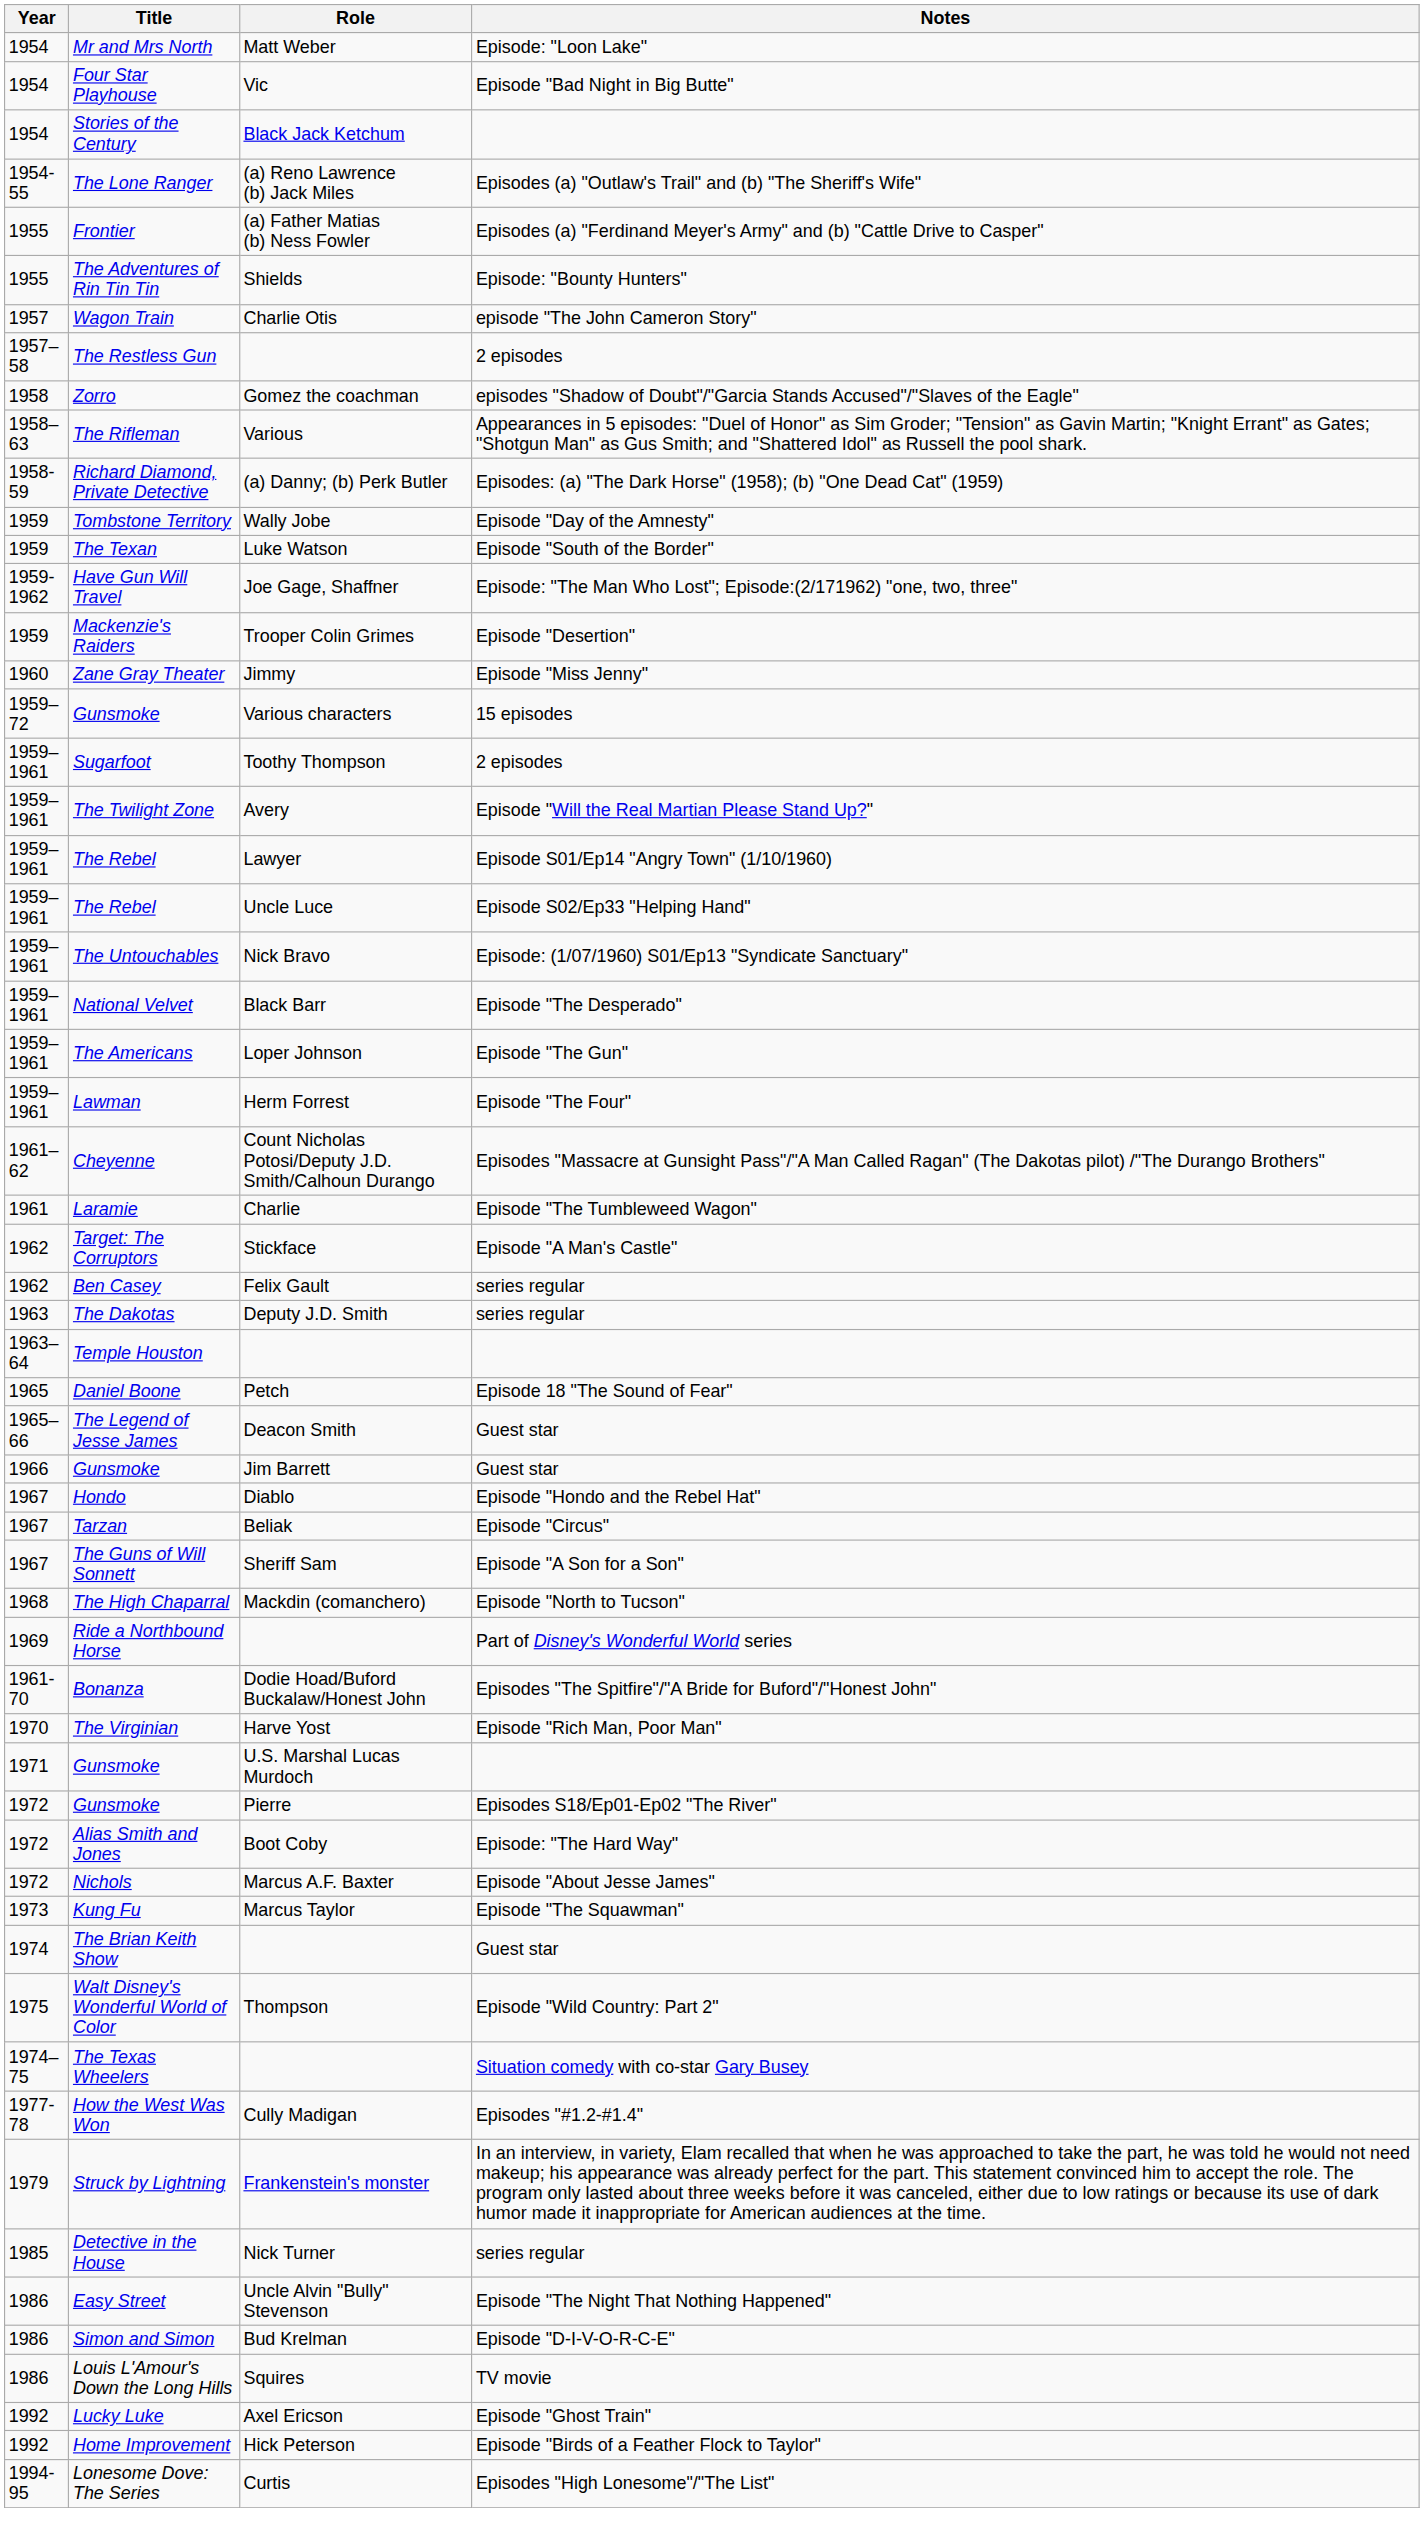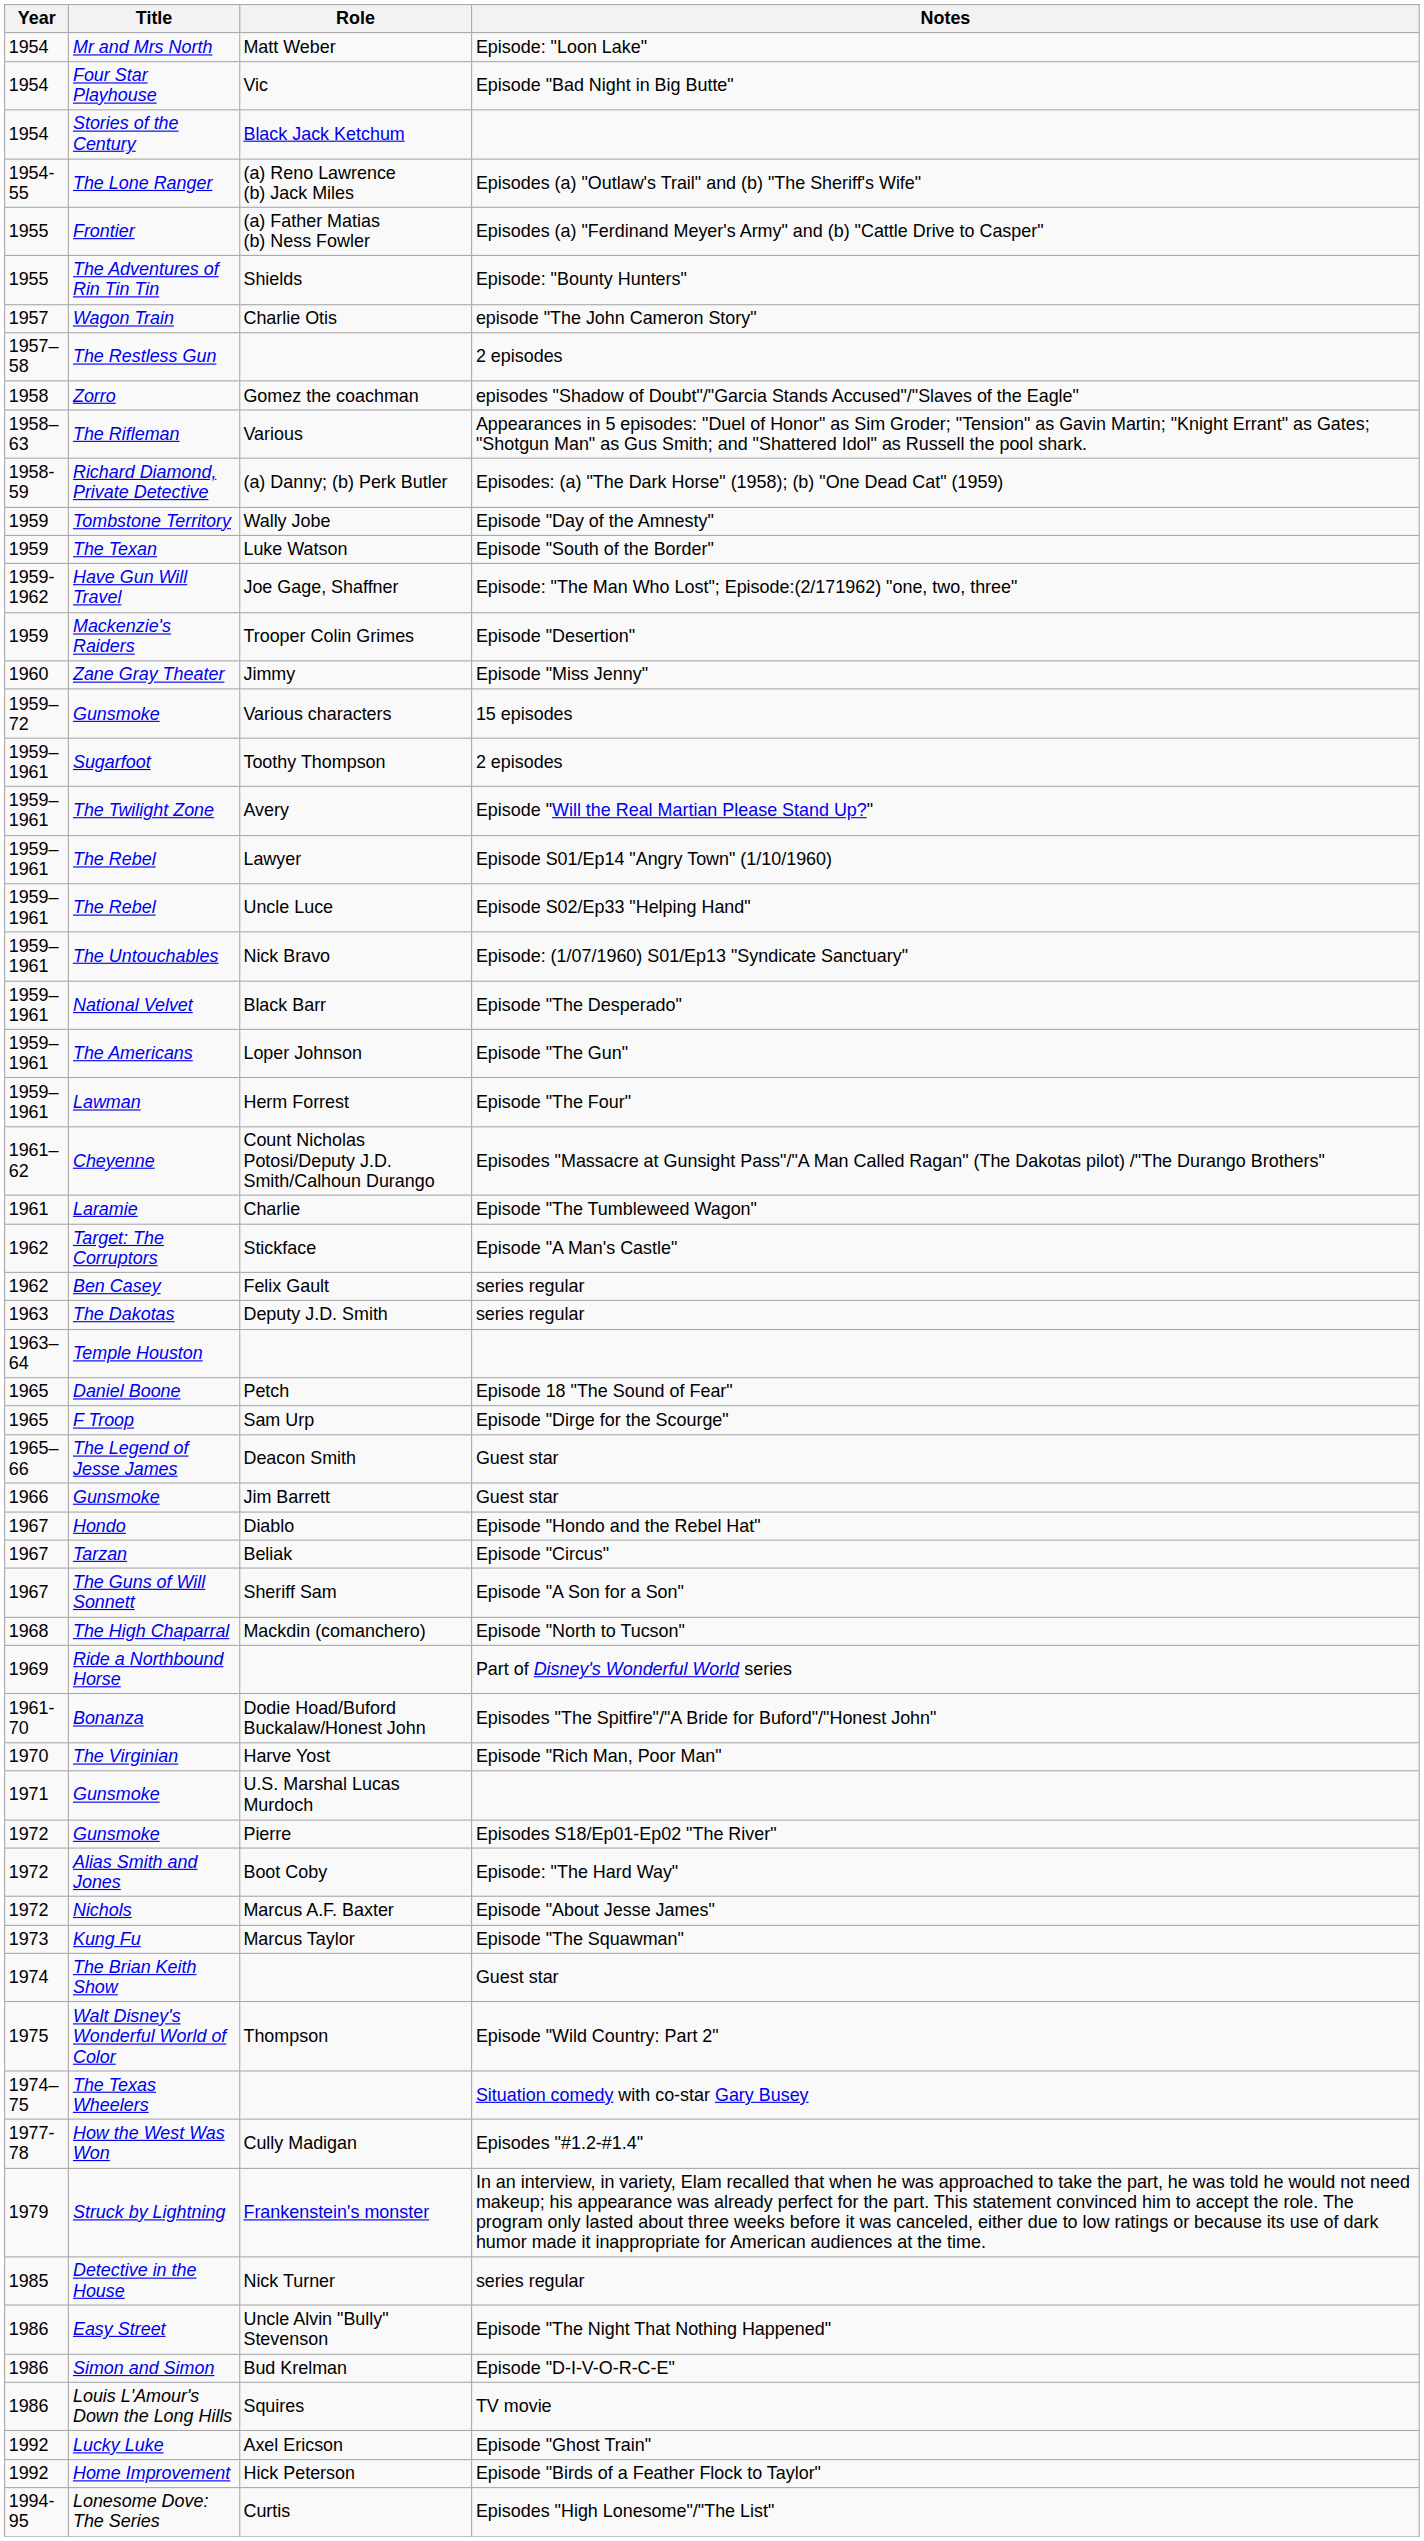+ row: (103, 1420)
